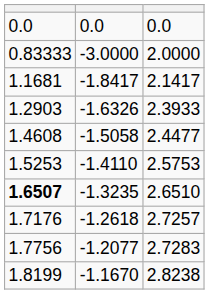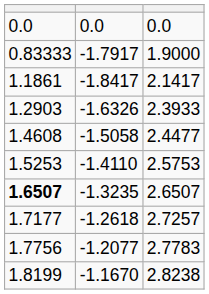- row: (109, 54)
+ row: (109, 54)
(35, 81) 1.1681 -> (35, 81) 1.1861
(174, 192) 2.6510 -> (174, 192) 2.6507
(35, 219) 1.7176 -> (35, 219) 1.7177
(174, 247) 2.7283 -> (174, 247) 2.7783
